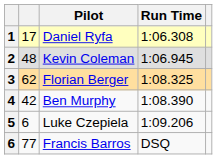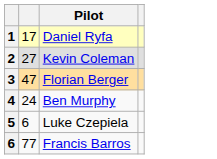- column: (171, 15)
(29, 58) 48 -> (29, 58) 27
(29, 80) 62 -> (29, 80) 47
(29, 101) 42 -> (29, 101) 24
